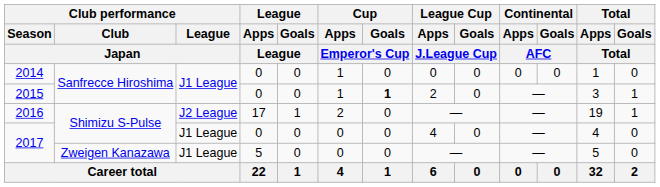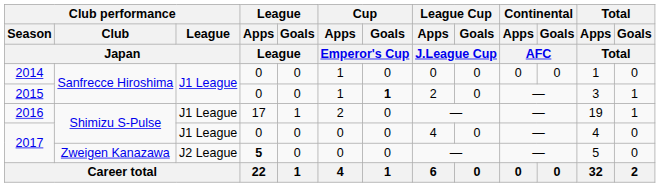(208, 113) J2 League -> (208, 113) J1 League
(208, 152) J1 League -> (208, 152) J2 League
(259, 152) normal -> (259, 152) bold
